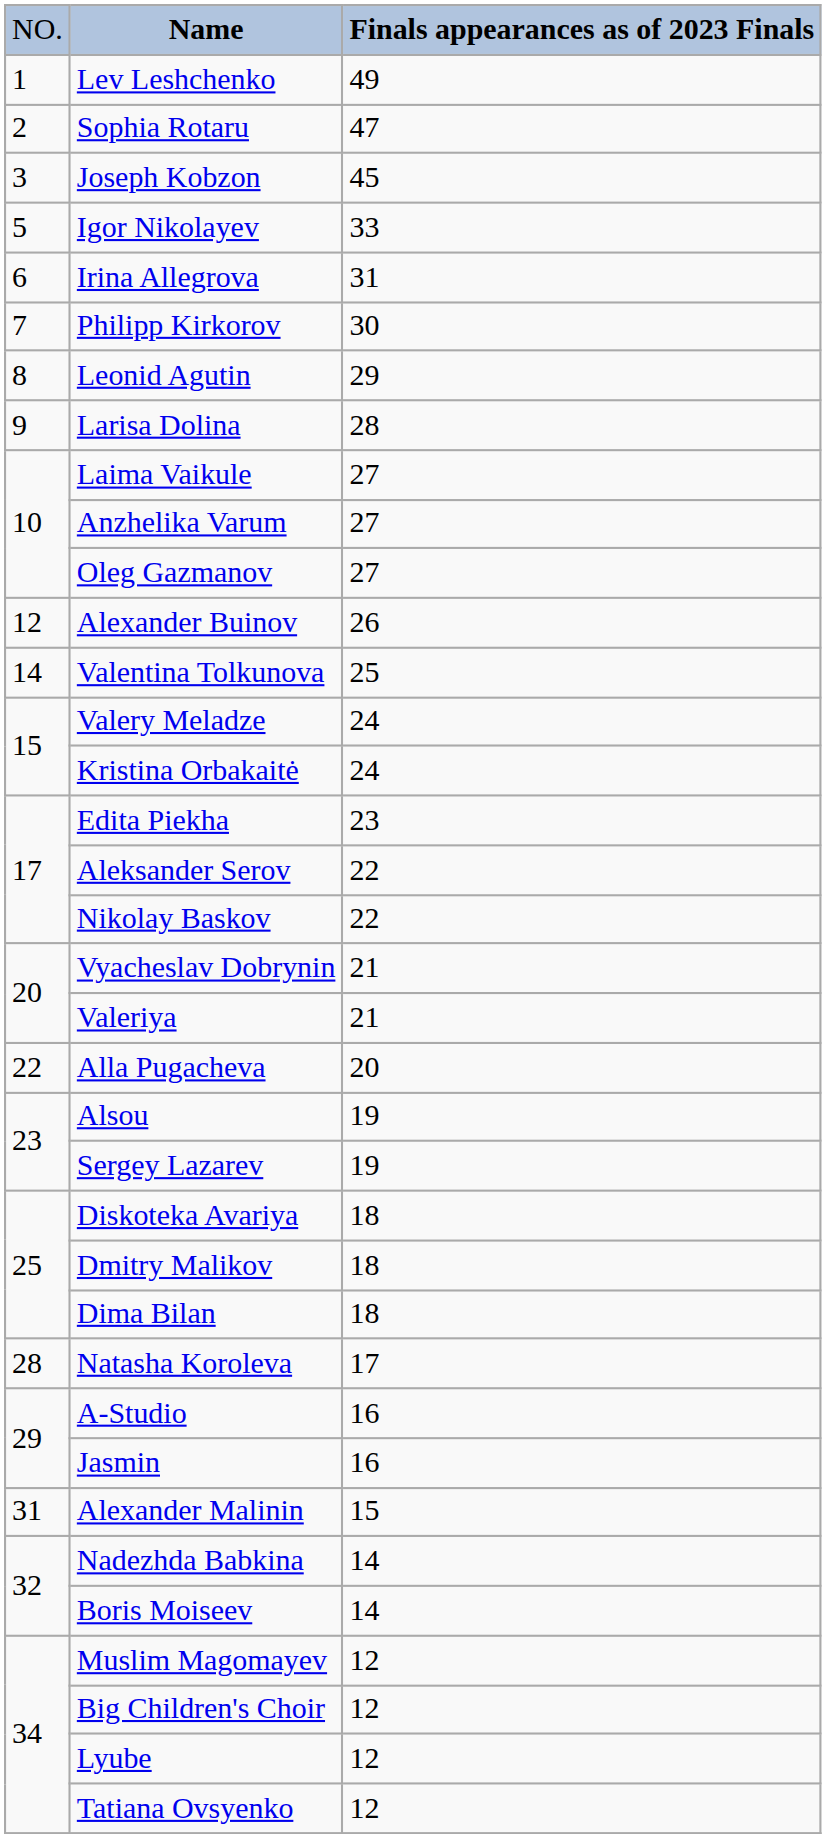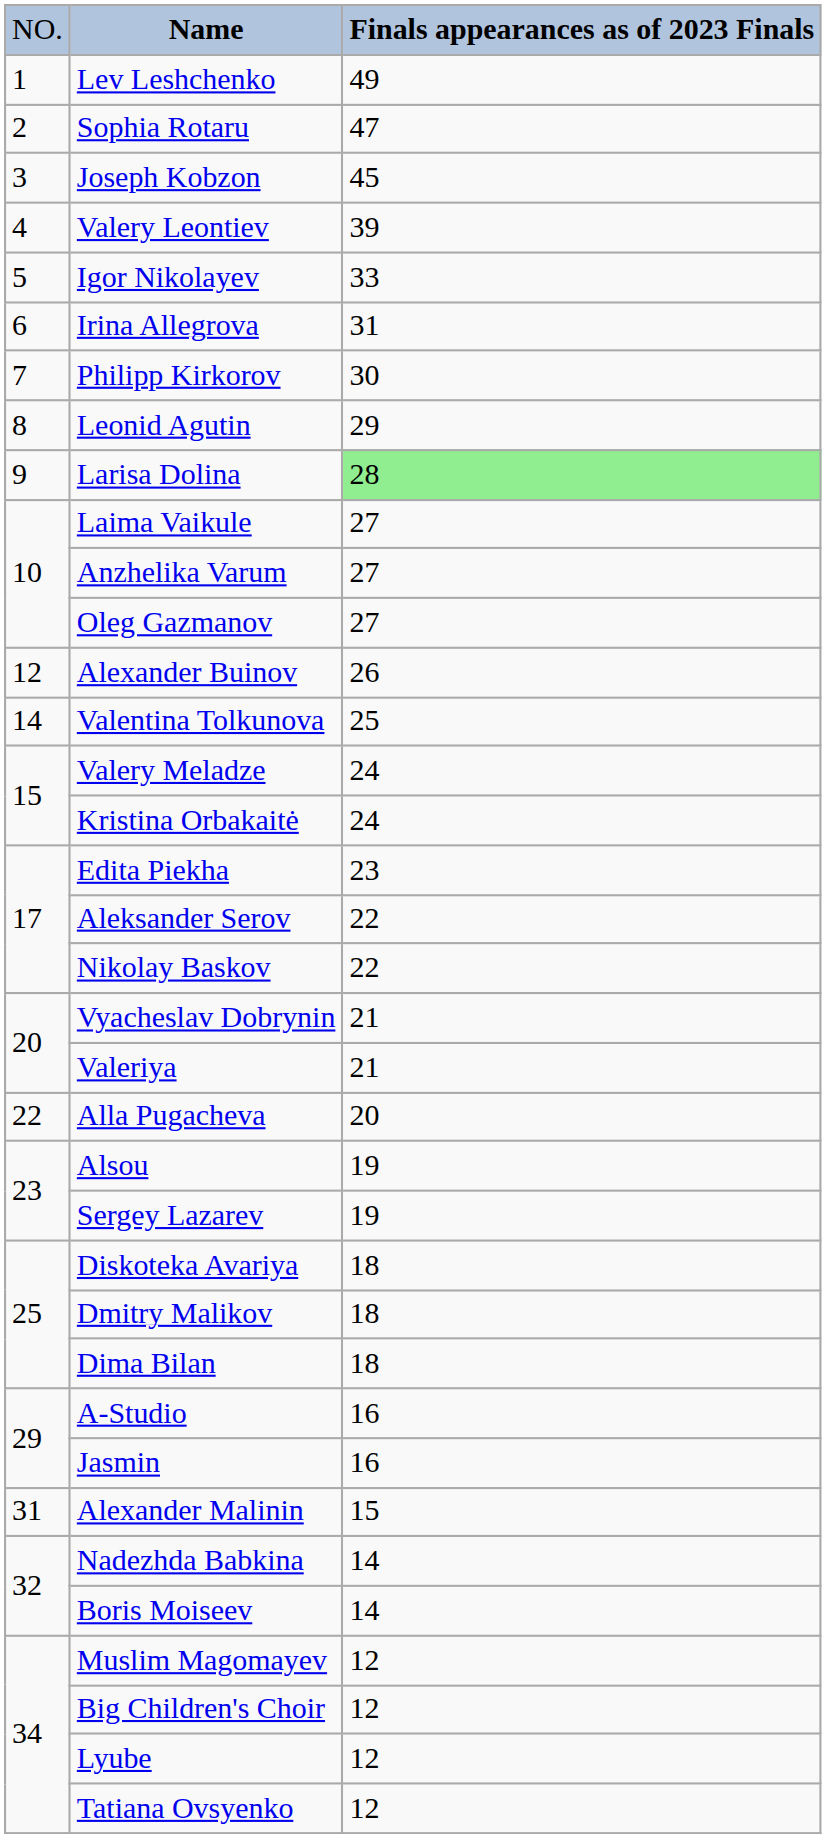+ row: (173, 227)
(364, 424) no background -> (364, 474) lightgreen background
- row: (184, 1363)
